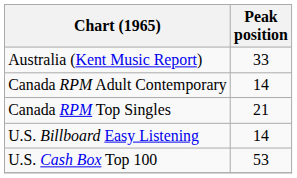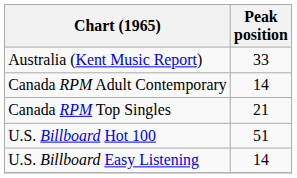+ row: (82, 135)
- row: (83, 160)
